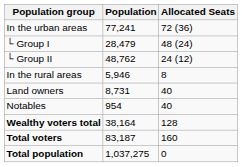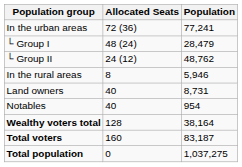columns swapped: (131, 12) <-> (198, 12)
